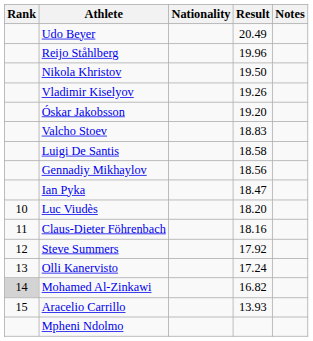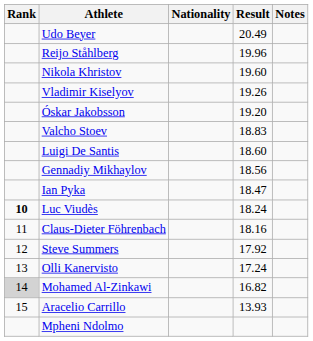(253, 72) 19.50 -> (253, 72) 19.60
(253, 151) 18.58 -> (253, 151) 18.60
(22, 209) normal -> (22, 209) bold
(253, 209) 18.20 -> (253, 209) 18.24
